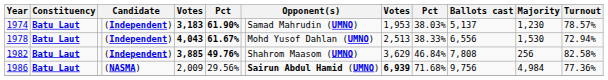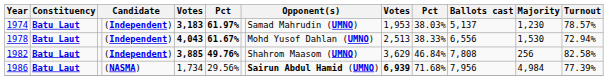(223, 26) 61.90% -> (223, 26) 61.97%
(190, 68) 2,009 -> (190, 68) 1,734
(463, 68) 9,756 -> (463, 68) 7,956
(580, 68) 77.36% -> (580, 68) 77.39%
